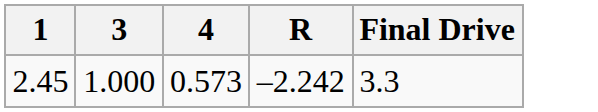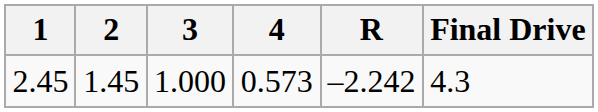+ column: (111, 29)
(379, 80) 3.3 -> (450, 80) 4.3
